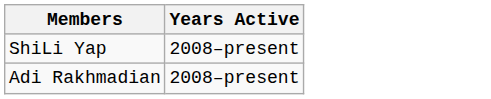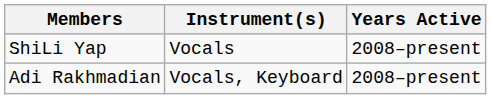+ column: (256, 19)
